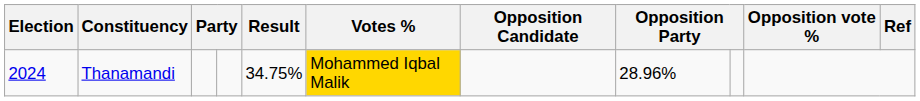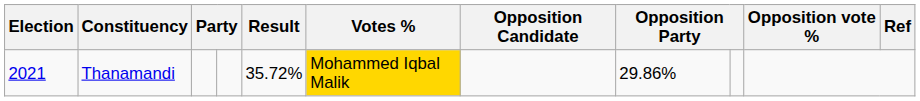(27, 72) 2024 -> (27, 72) 2021
(274, 72) 34.75% -> (274, 72) 35.72%
(648, 72) 28.96% -> (648, 72) 29.86%
